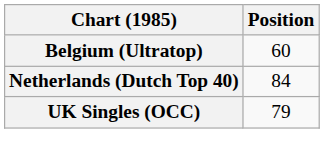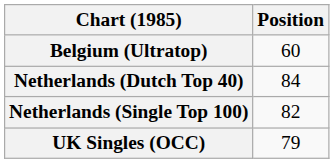+ row: (129, 111)
